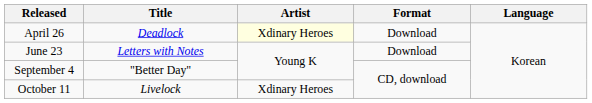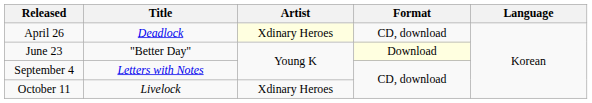(412, 32) Download -> (412, 32) CD, download
(161, 51) Letters with Notes -> (161, 51) "Better Day"
(412, 51) no background -> (412, 51) lightyellow background
(161, 70) "Better Day" -> (161, 70) Letters with Notes
